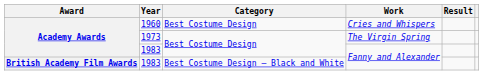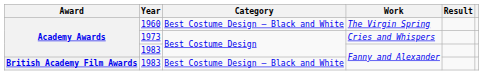(210, 24) Best Costume Design -> (254, 24) Best Costume Design – Black and White
(391, 24) Cries and Whispers -> (389, 24) The Virgin Spring
(389, 37) The Virgin Spring -> (391, 37) Cries and Whispers
